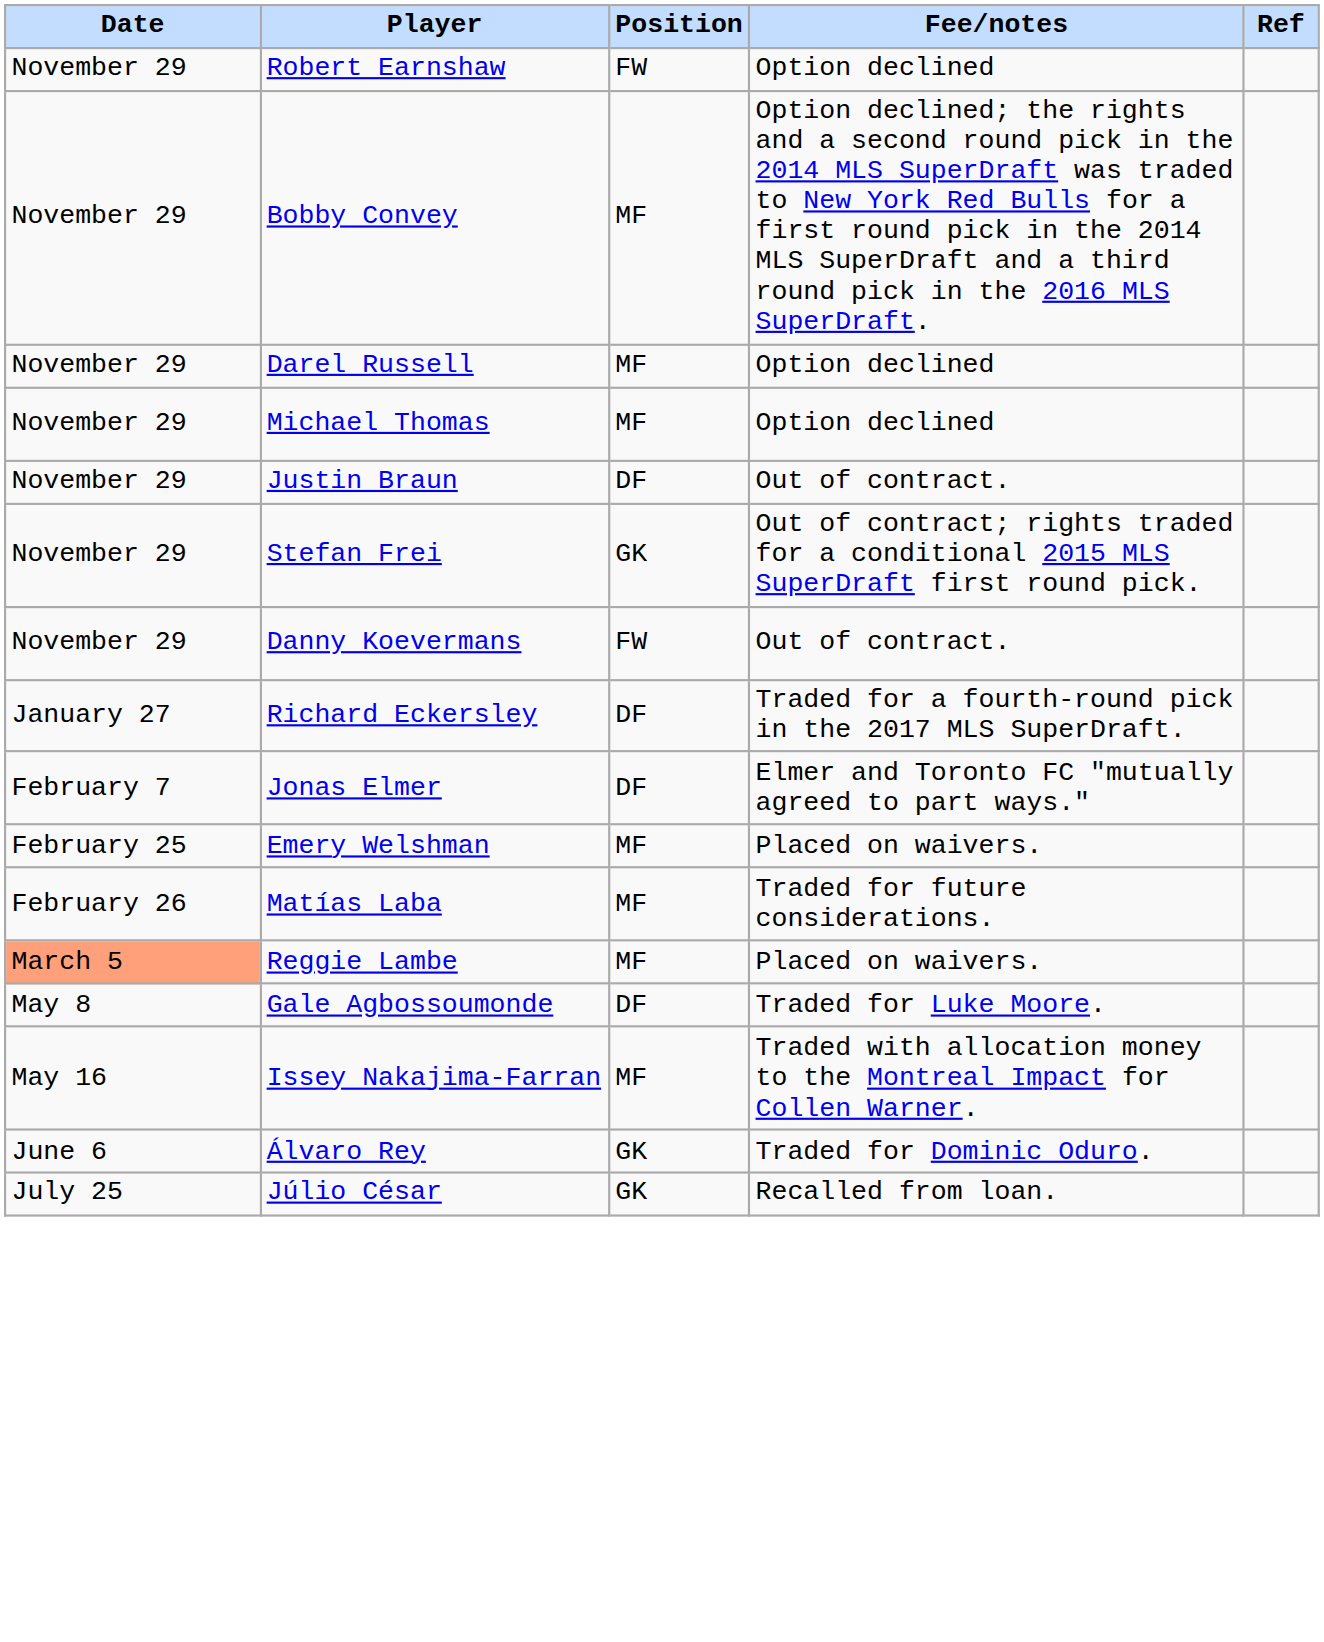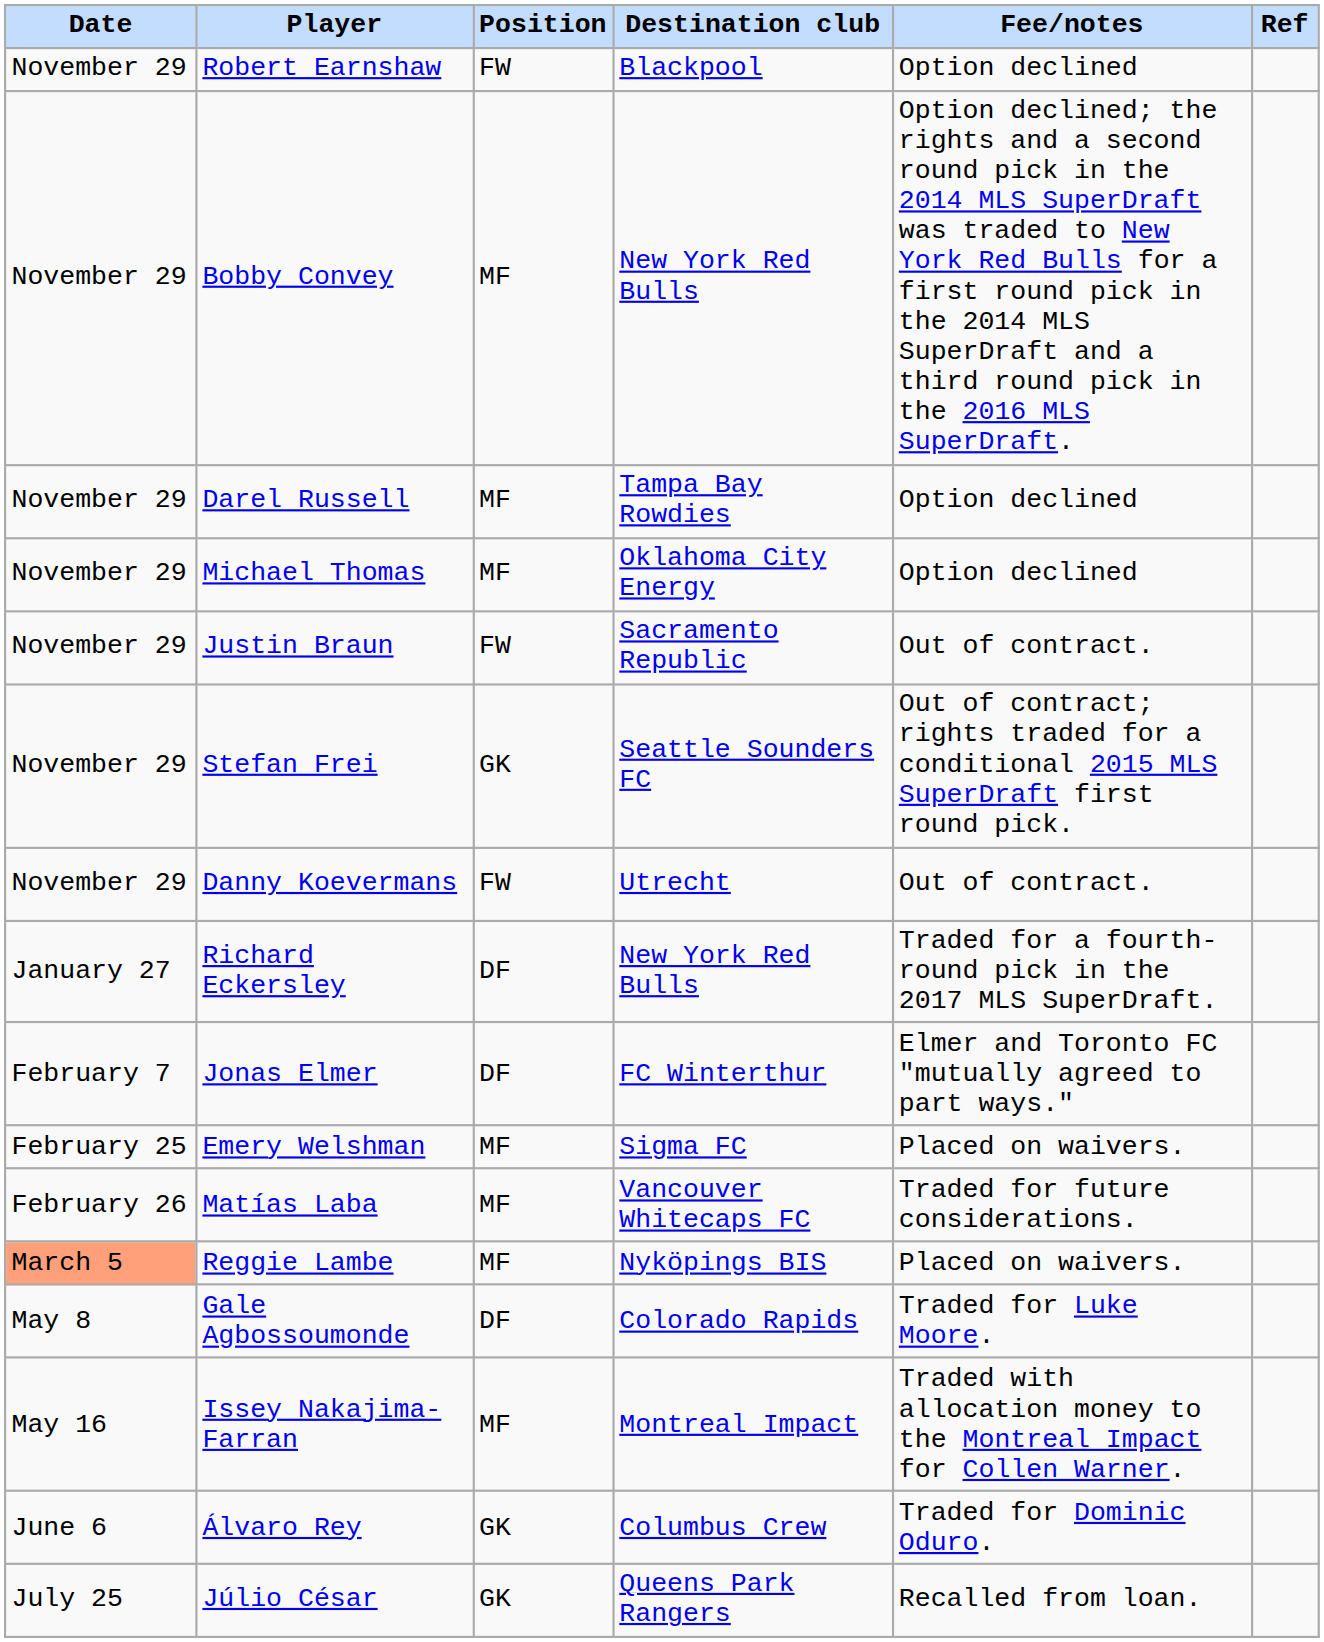+ column: (753, 27)
(631, 482) DF -> (495, 648) FW
